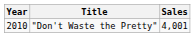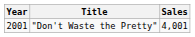(17, 26) 2010 -> (17, 26) 2001
